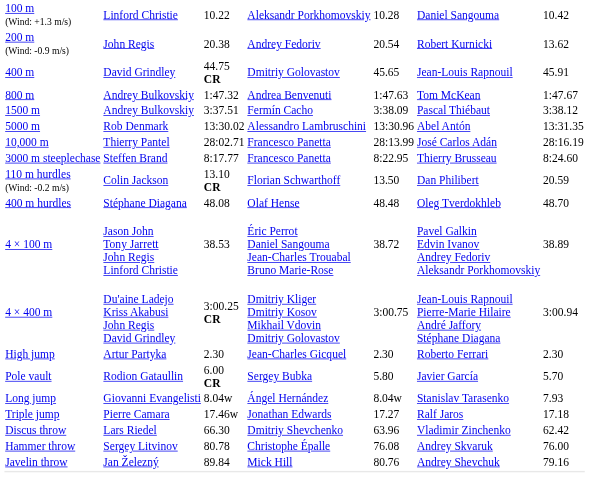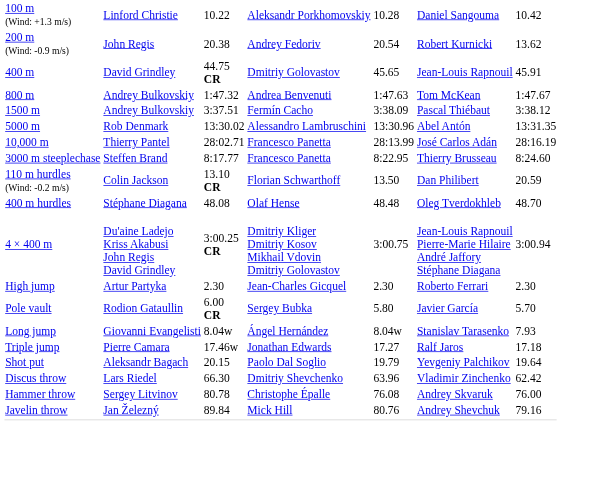- row: (29, 244)
+ row: (25, 363)
